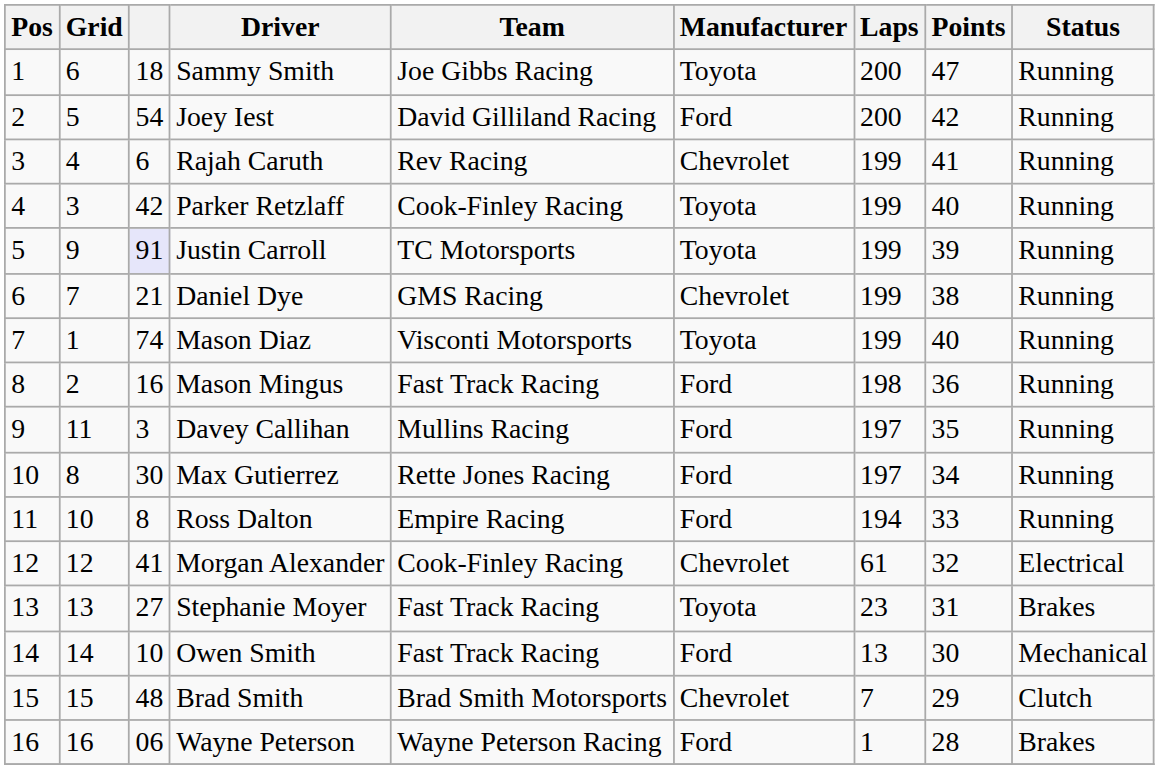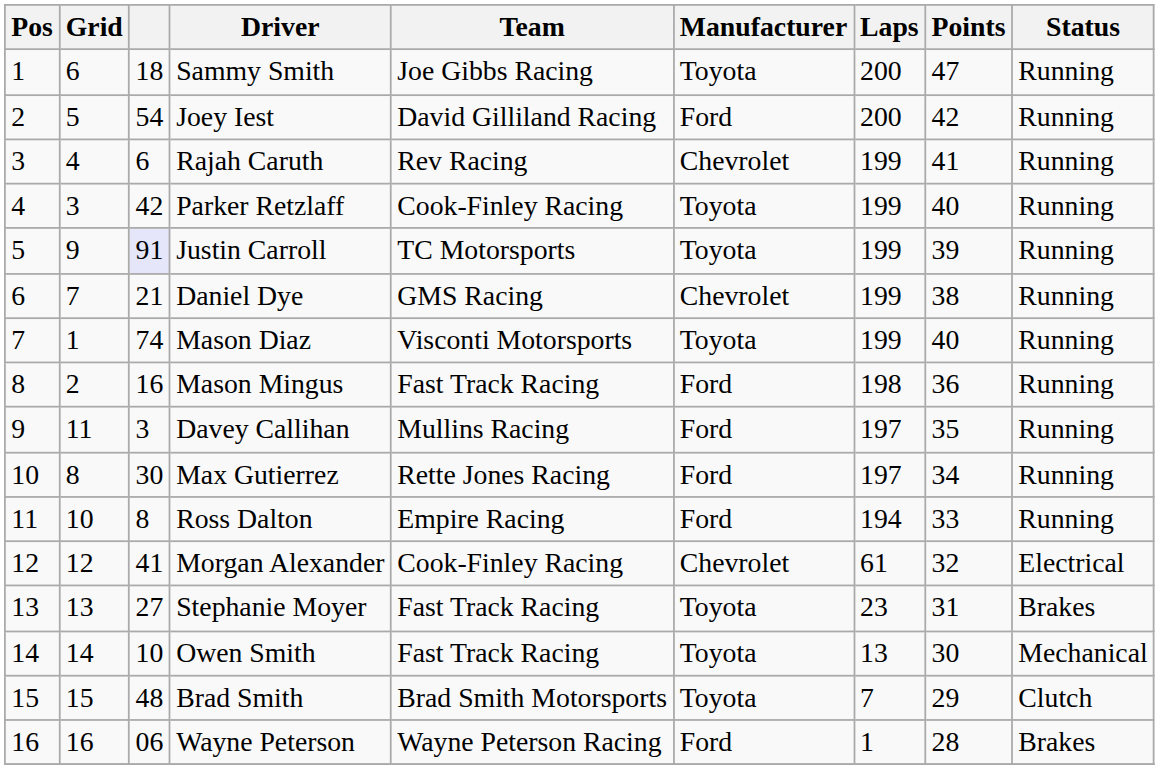(706, 652) Ford -> (718, 652) Toyota
(735, 696) Chevrolet -> (718, 696) Toyota
